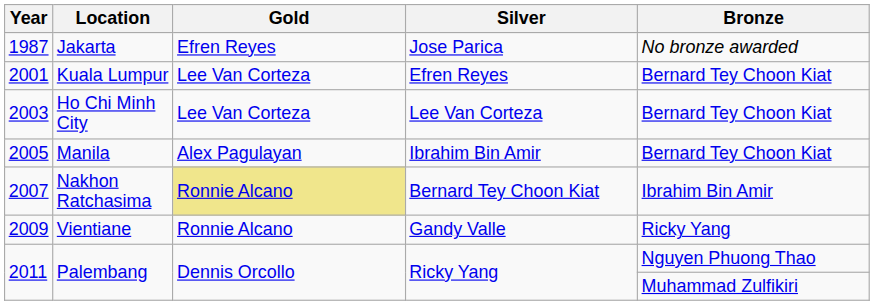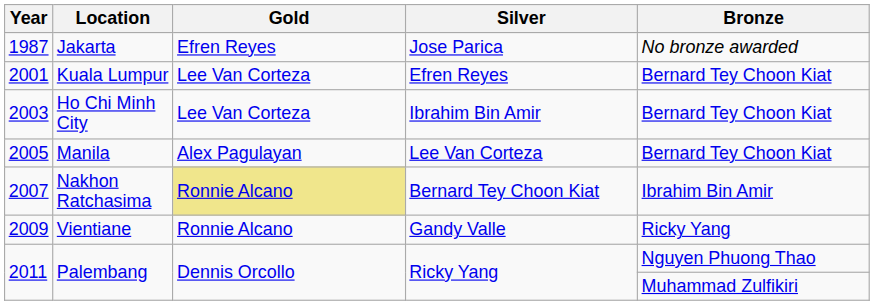(476, 114) Lee Van Corteza -> (475, 114) Ibrahim Bin Amir
(475, 152) Ibrahim Bin Amir -> (476, 152) Lee Van Corteza
